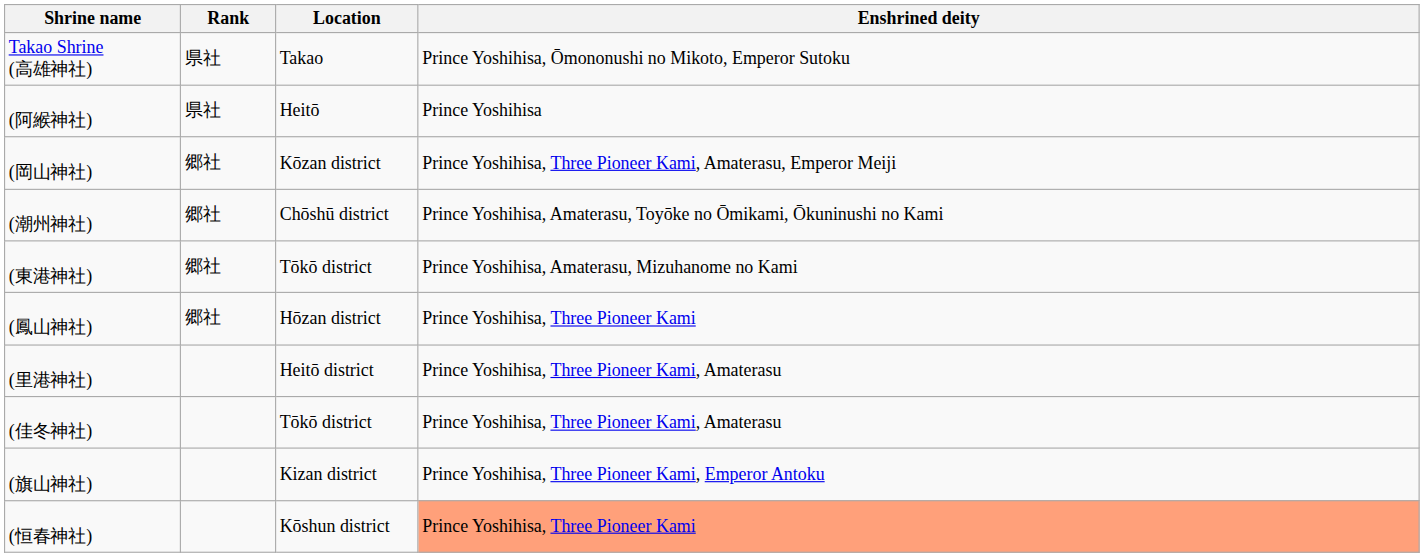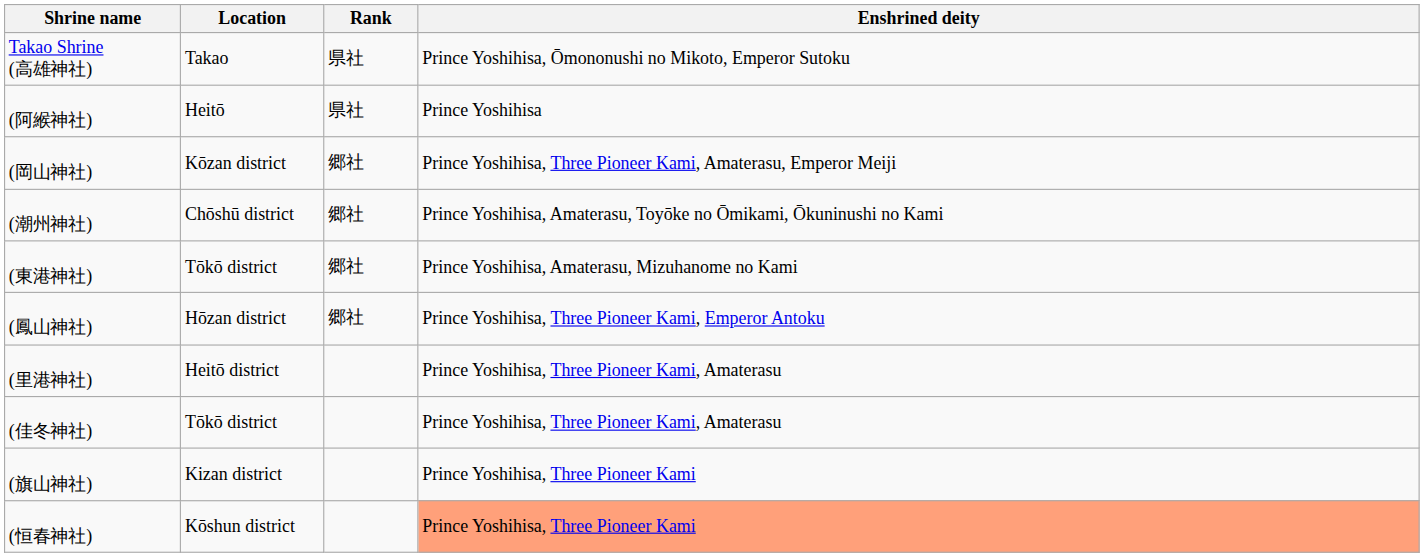columns swapped: (347, 18) <-> (228, 18)
(559, 318) Prince Yoshihisa, Three Pioneer Kami -> (623, 318) Prince Yoshihisa, Three Pioneer Kami, Emperor Antoku
(623, 474) Prince Yoshihisa, Three Pioneer Kami, Emperor Antoku -> (559, 474) Prince Yoshihisa, Three Pioneer Kami
